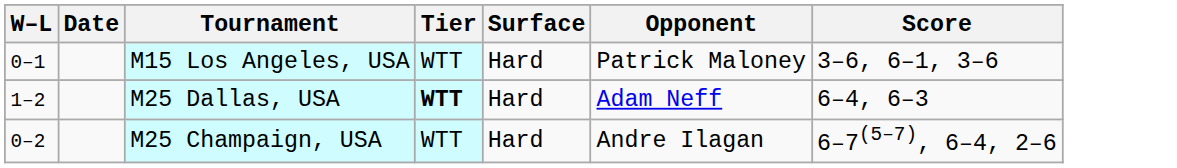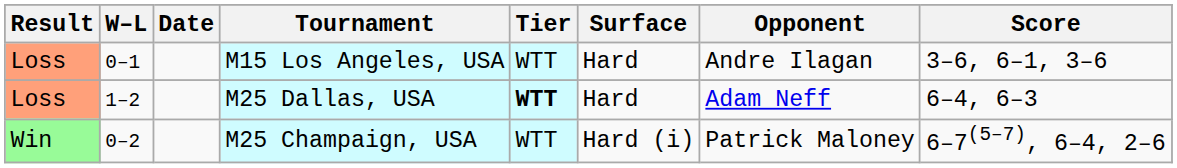+ column: (52, 24)
(701, 62) Patrick Maloney -> (789, 62) Andre Ilagan
(516, 141) Hard -> (638, 141) Hard (i)
(680, 141) Andre Ilagan -> (810, 141) Patrick Maloney
